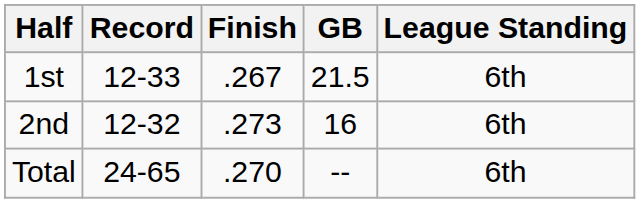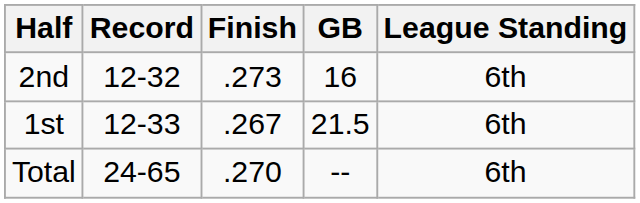rows swapped: (44, 76) <-> (44, 124)
